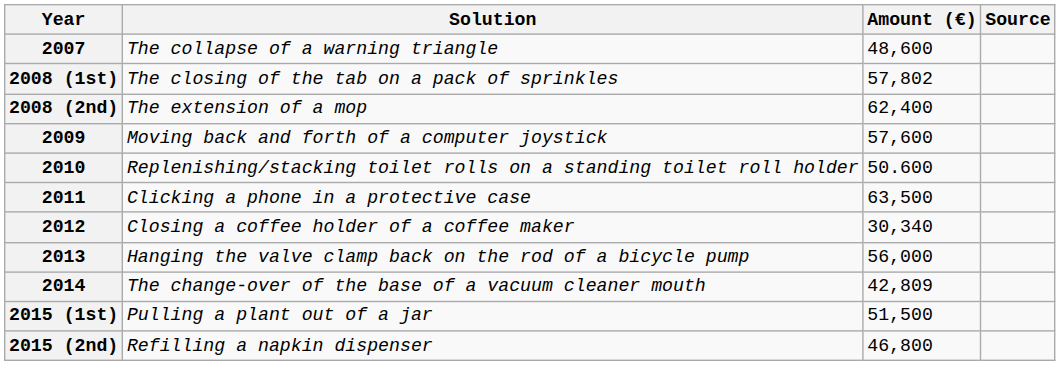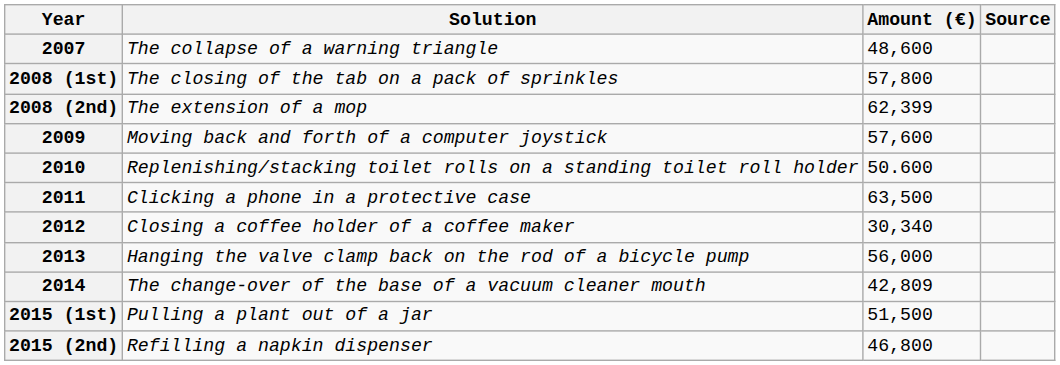(900, 79) 57,802 -> (900, 79) 57,800
(900, 109) 62,400 -> (900, 109) 62,399
